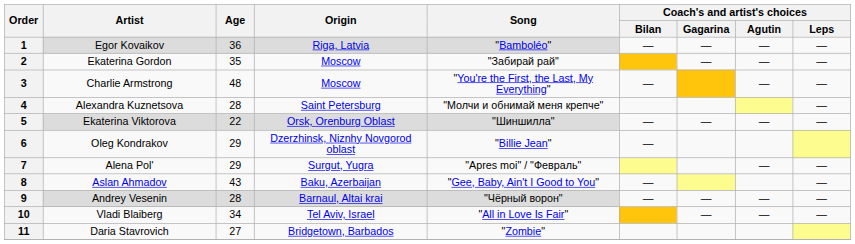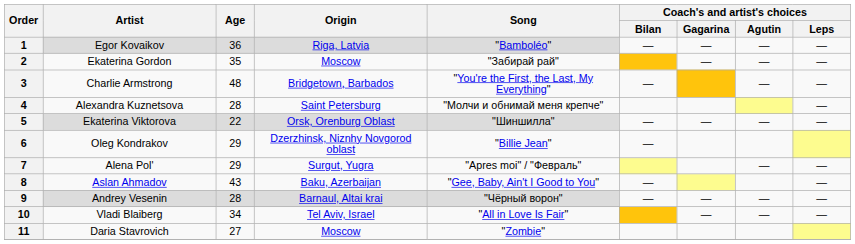(341, 84) Moscow -> (341, 84) Bridgetown, Barbados
(341, 231) Bridgetown, Barbados -> (341, 231) Moscow
